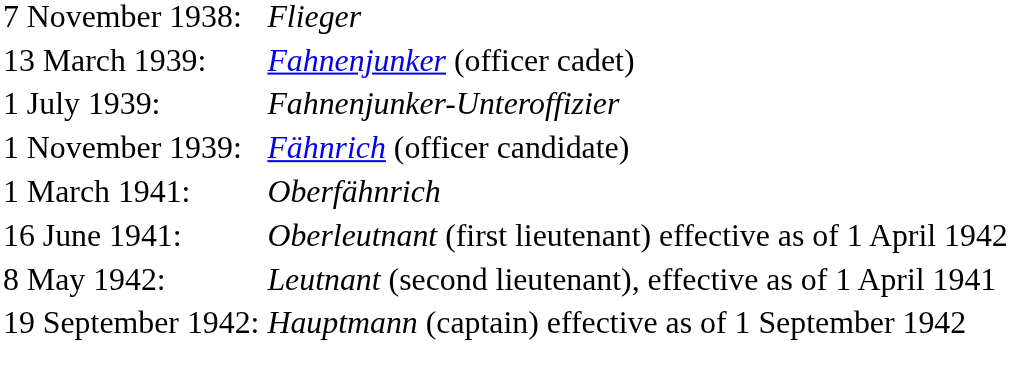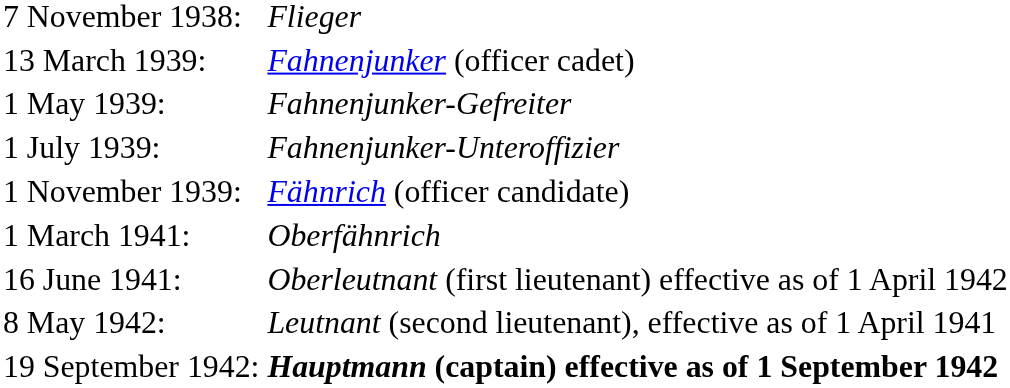+ row: (84, 103)
(617, 322) normal -> (633, 366) bold
